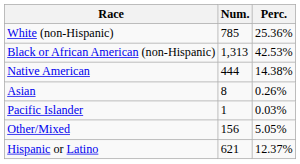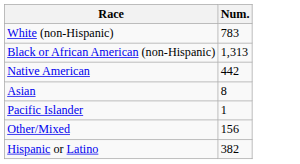- column: (274, 14)
(230, 33) 785 -> (230, 33) 783
(230, 71) 444 -> (230, 71) 442
(230, 149) 621 -> (230, 149) 382
